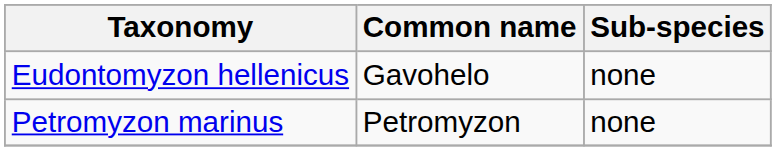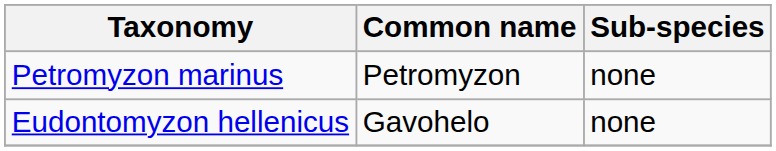rows swapped: (147, 121) <-> (180, 74)
